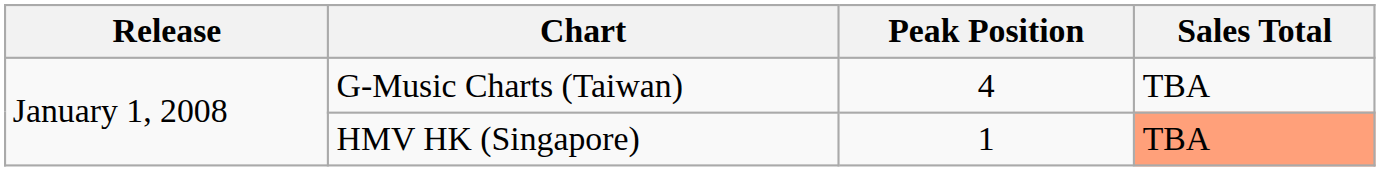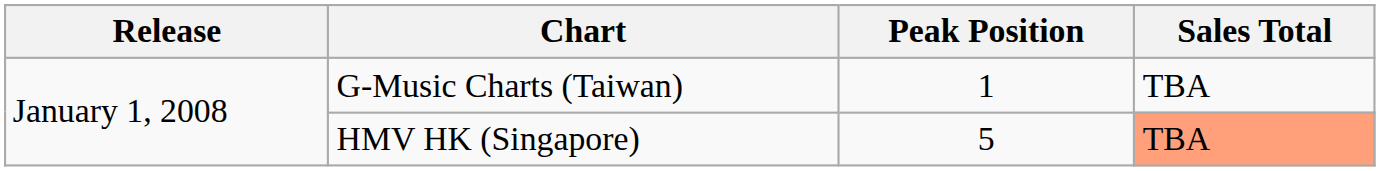(986, 84) 4 -> (986, 84) 1
(986, 138) 1 -> (986, 138) 5
